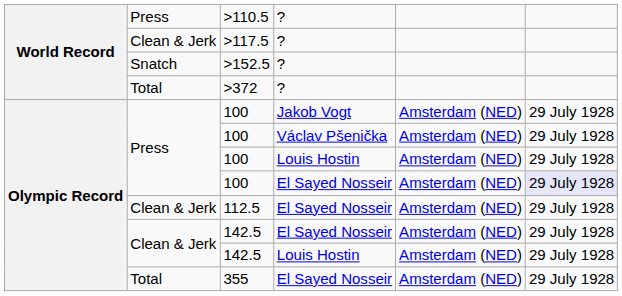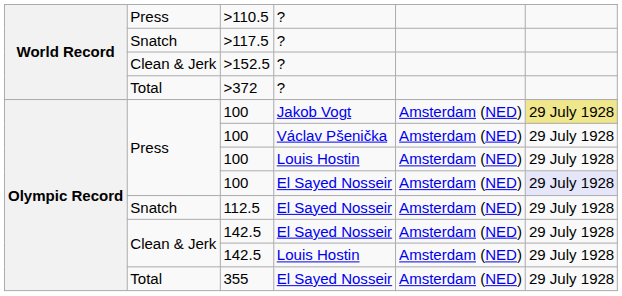(173, 40) Clean & Jerk -> (154, 40) Snatch
(154, 64) Snatch -> (173, 64) Clean & Jerk
(572, 112) no background -> (572, 112) khaki background
(173, 207) Clean & Jerk -> (154, 207) Snatch
